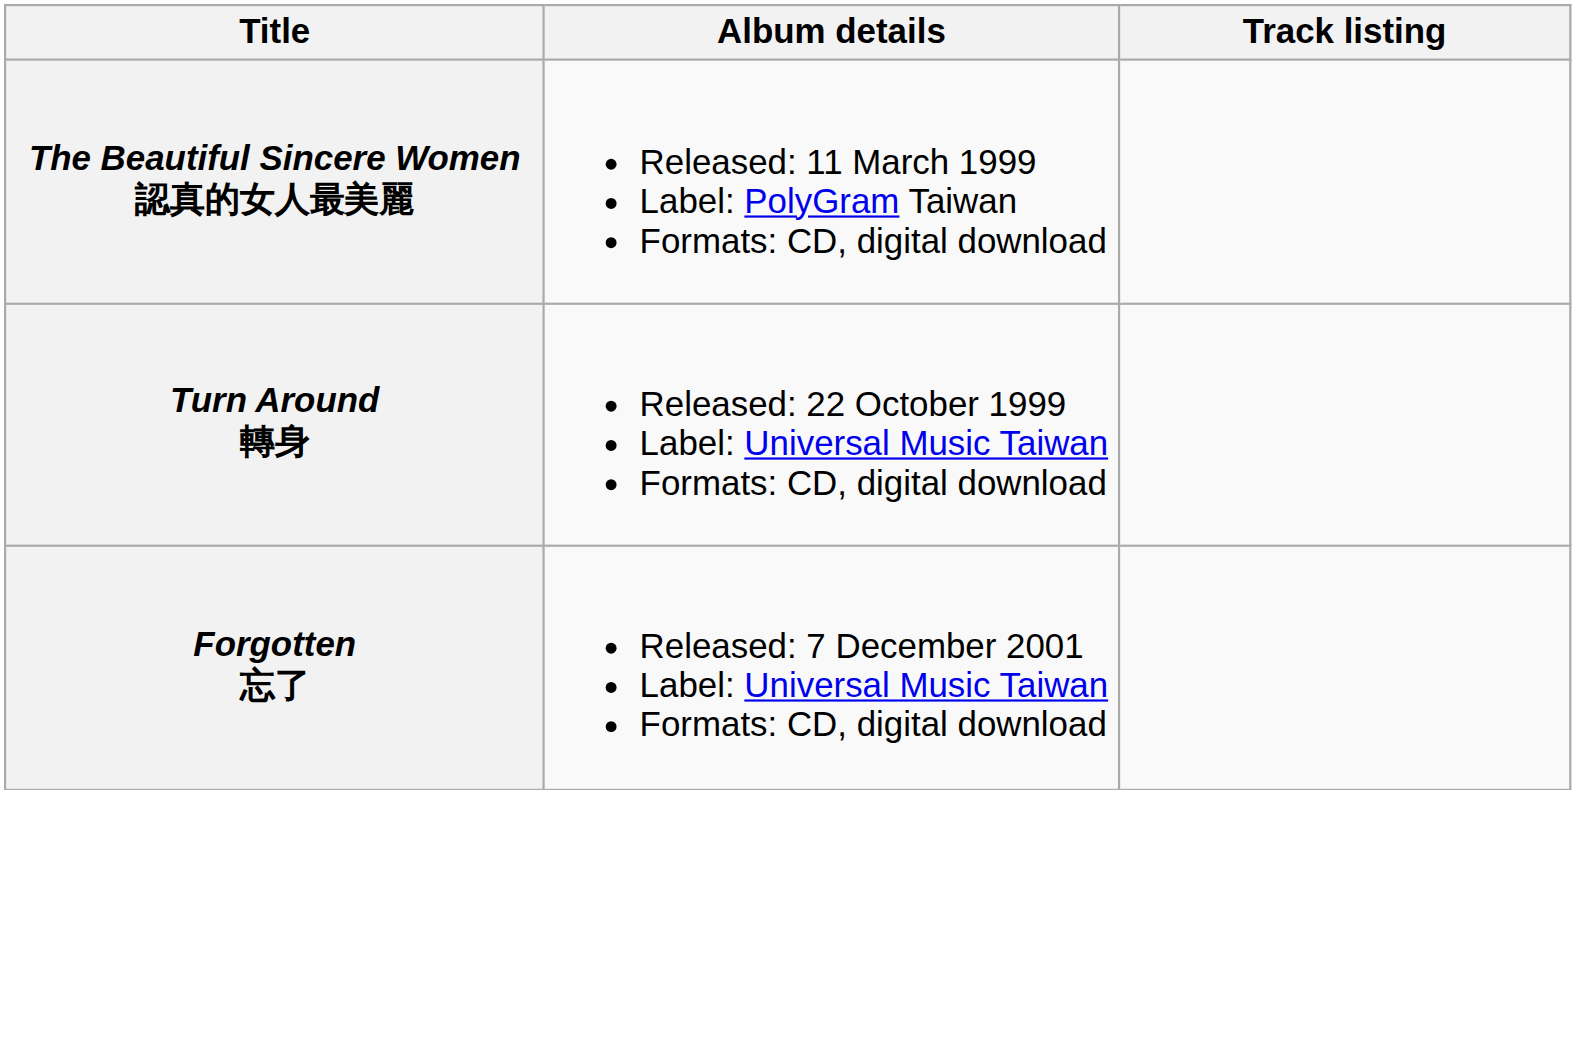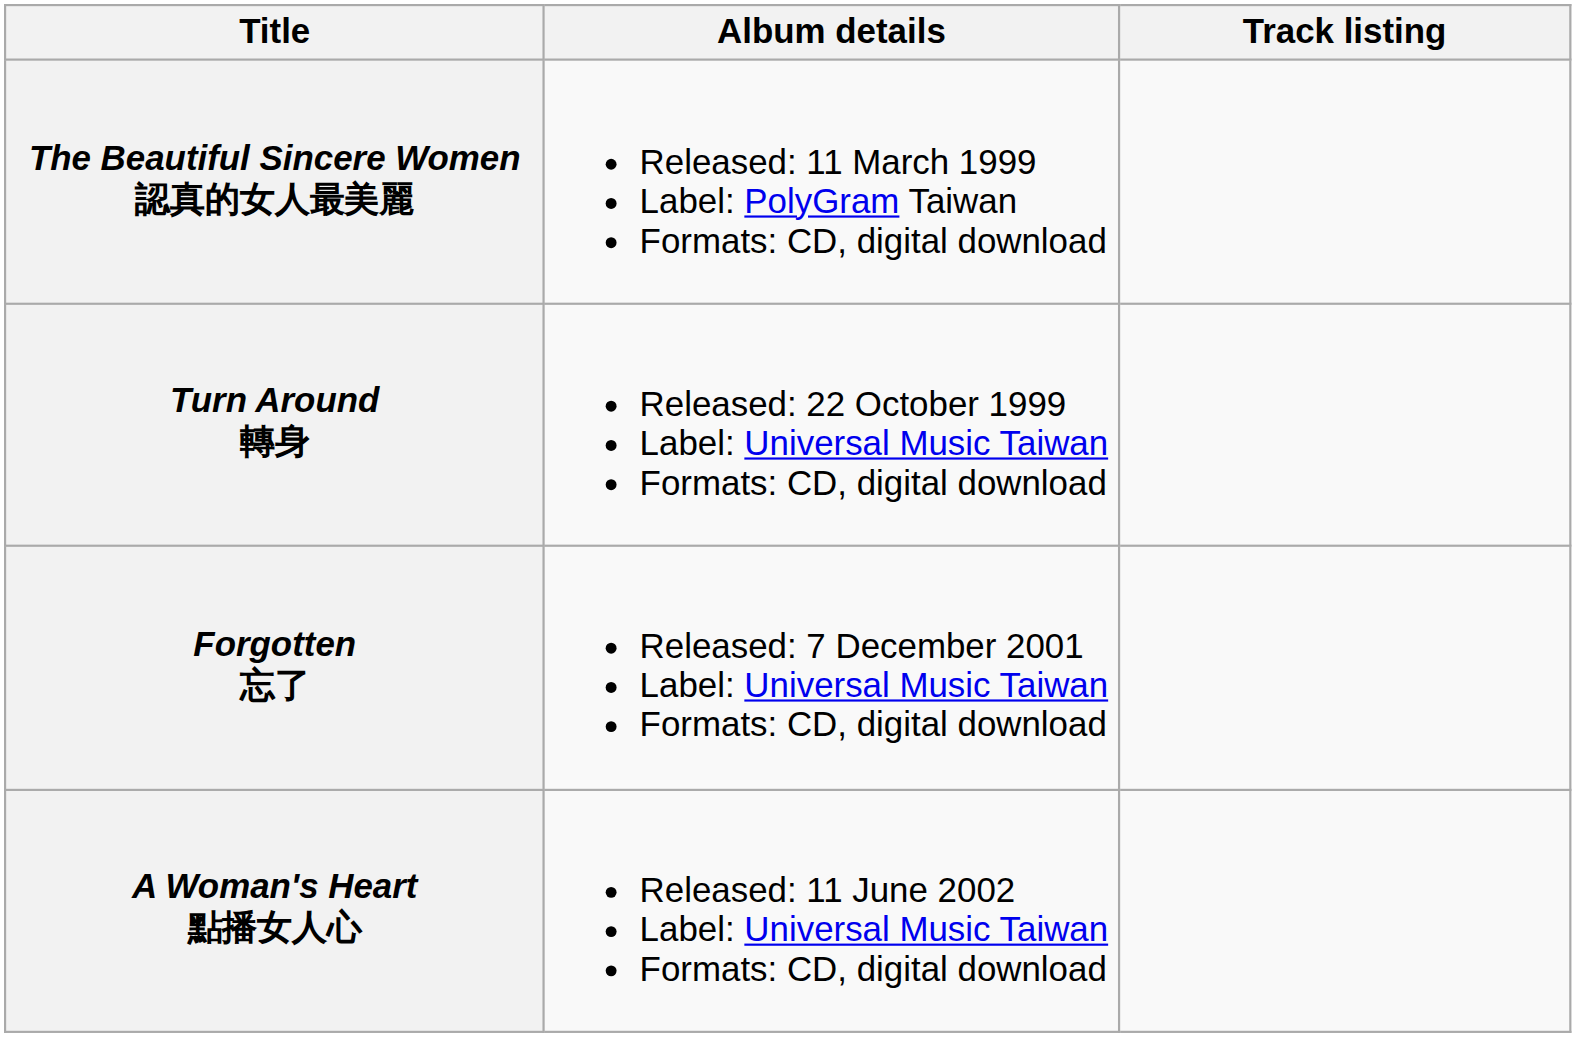+ row: (275, 907)
